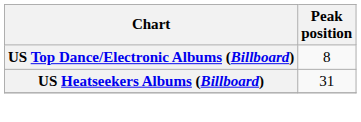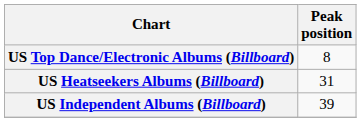+ row: (151, 104)
